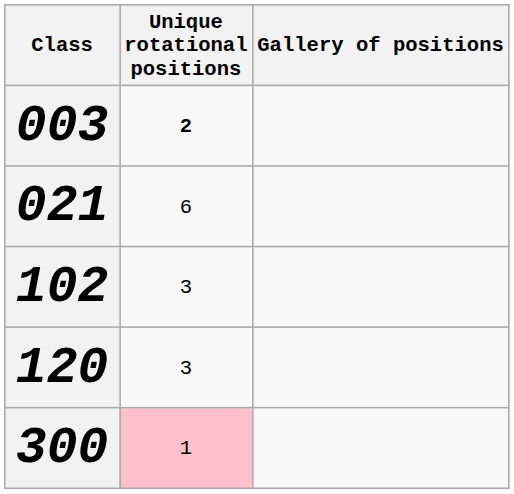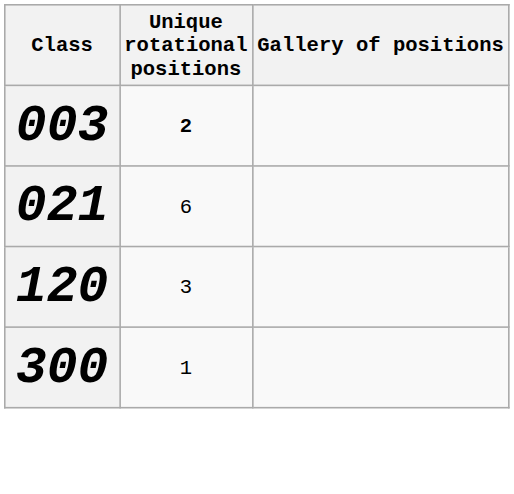- row: (62, 287)
(186, 448) pink background -> (186, 368) no background
